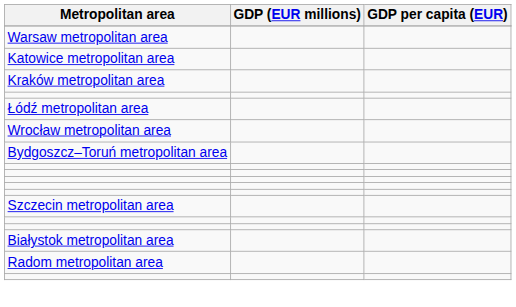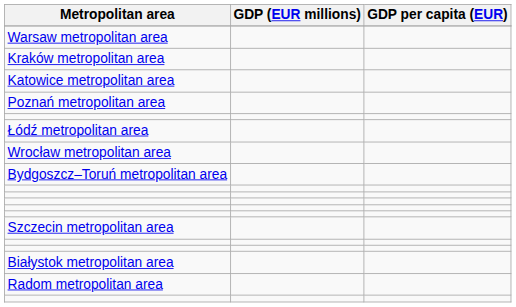rows swapped: (91, 59) <-> (86, 80)
+ row: (86, 102)
